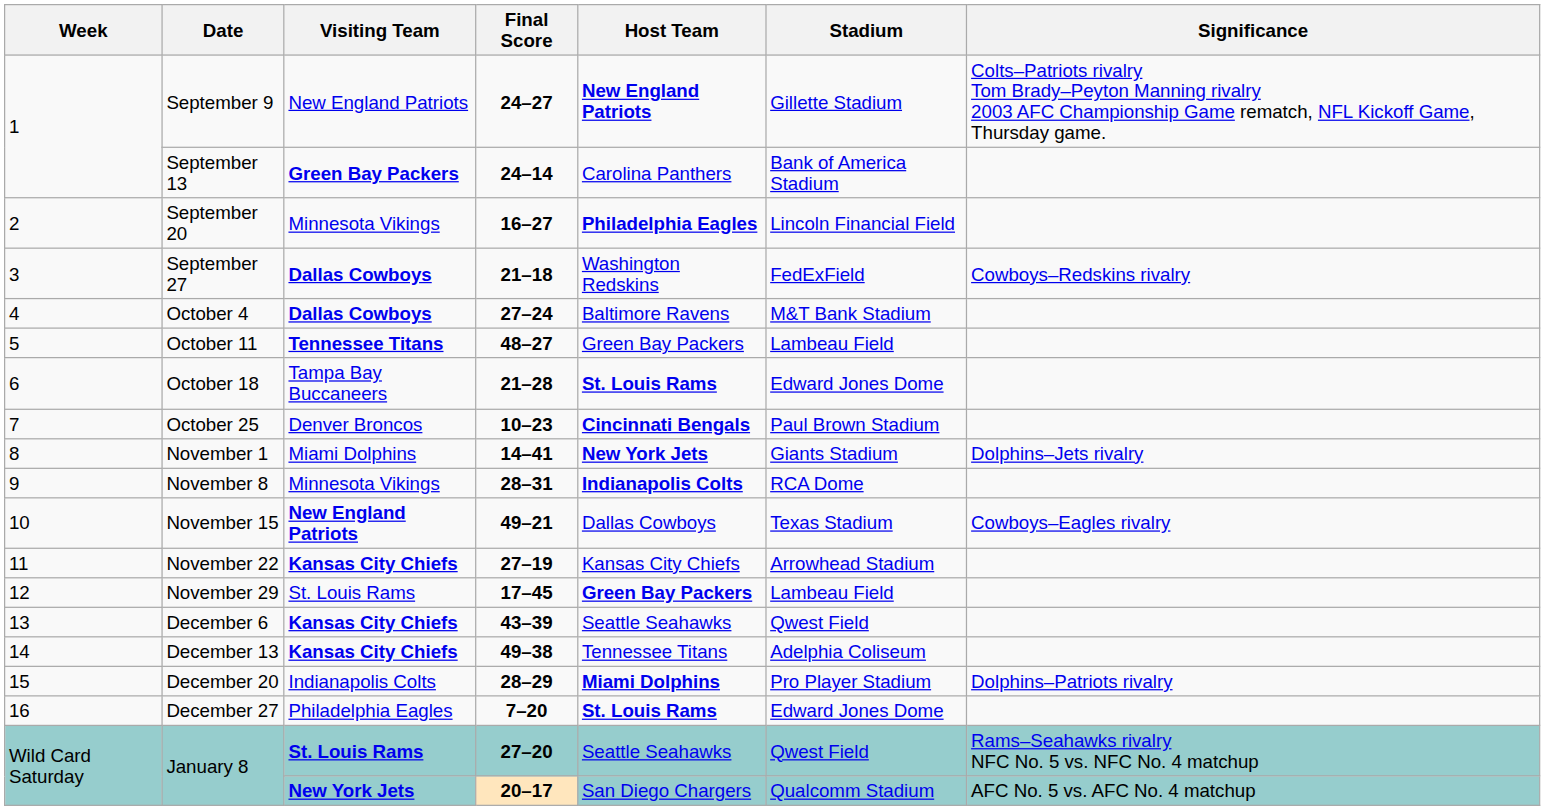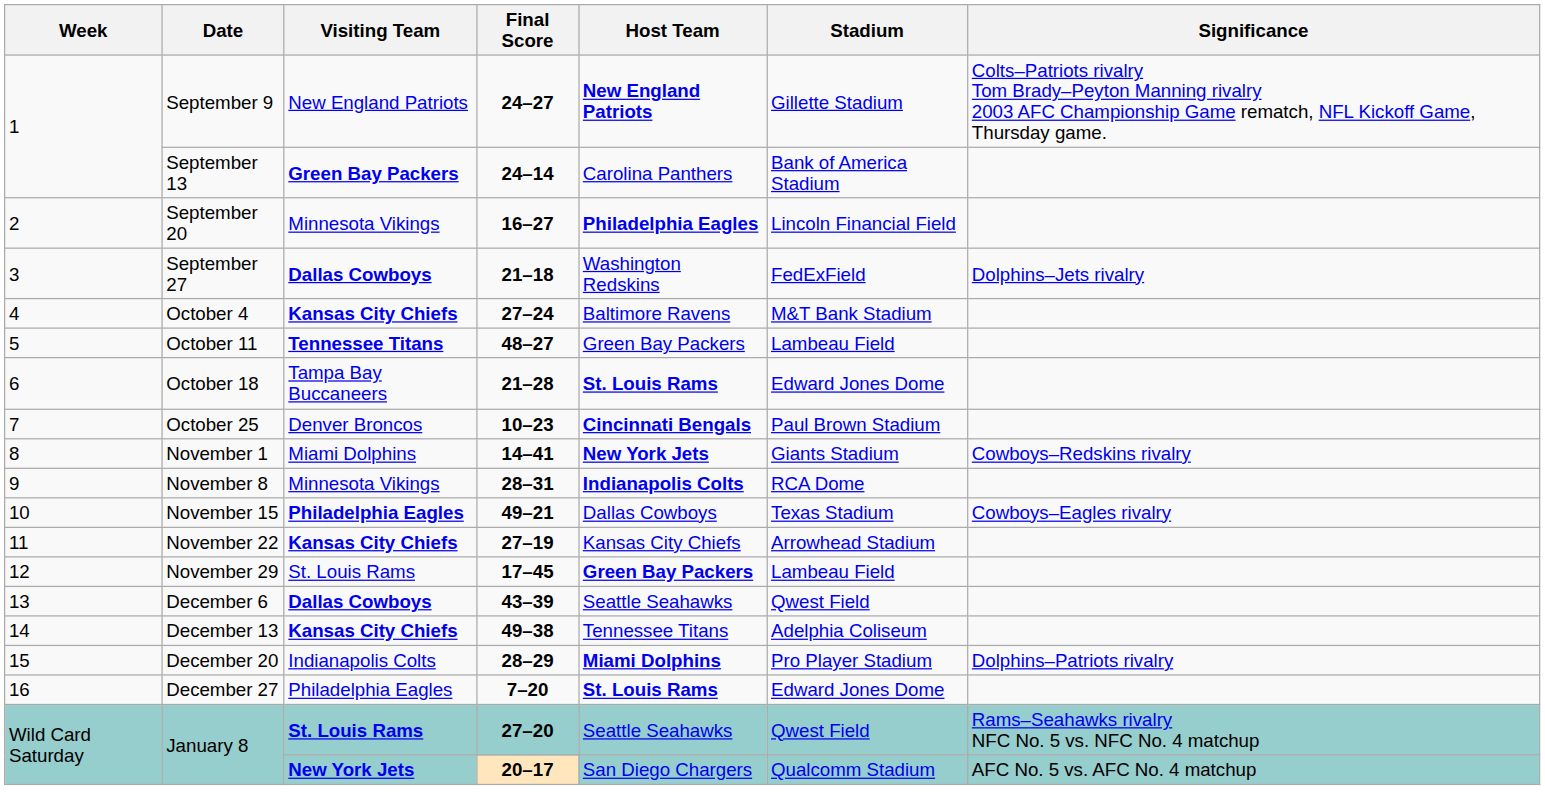(1081, 274) Cowboys–Redskins rivalry -> (1058, 274) Dolphins–Jets rivalry
(360, 314) Dallas Cowboys -> (373, 314) Kansas City Chiefs
(1057, 453) Dolphins–Jets rivalry -> (1081, 453) Cowboys–Redskins rivalry
(347, 523) New England Patriots -> (376, 512) Philadelphia Eagles
(373, 622) Kansas City Chiefs -> (360, 601) Dallas Cowboys
